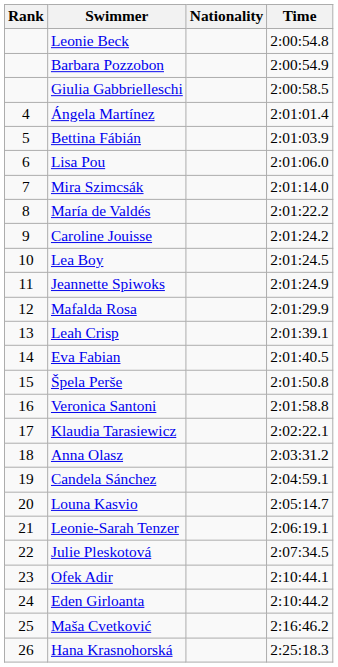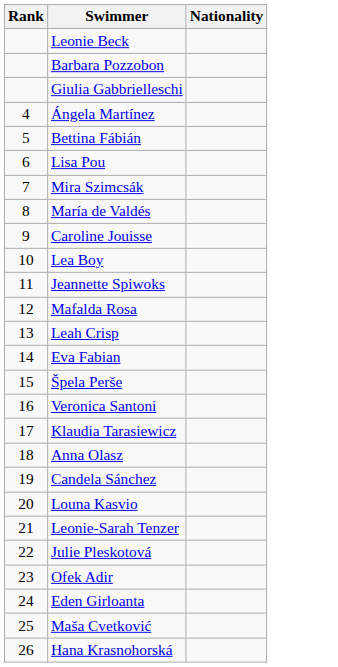- column: (300, 16)
